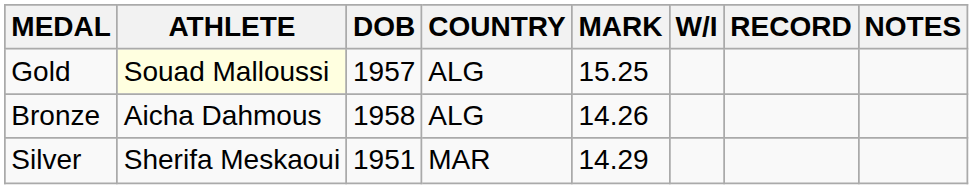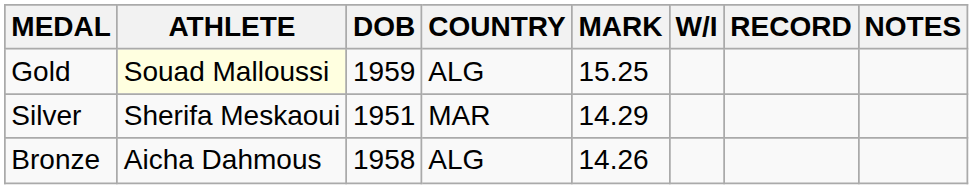(384, 71) 1957 -> (384, 71) 1959
rows swapped: (46, 159) <-> (56, 115)
